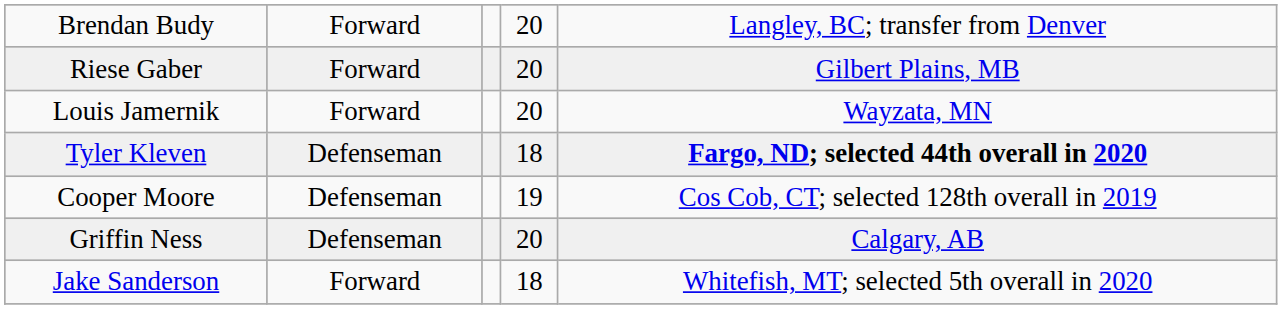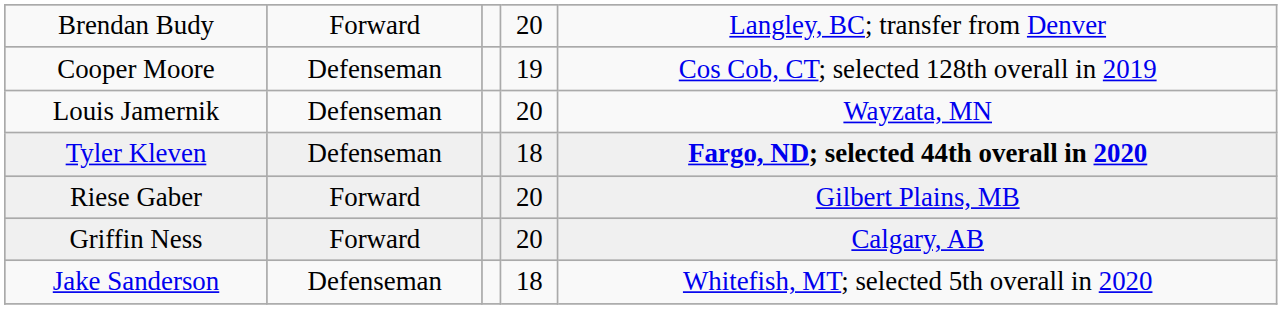rows swapped: (136, 68) <-> (136, 196)
(375, 111) Forward -> (375, 111) Defenseman
(375, 238) Defenseman -> (375, 238) Forward
(375, 281) Forward -> (375, 281) Defenseman
